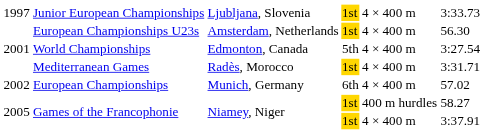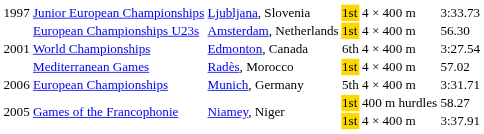(350, 49) 5th -> (350, 49) 6th
(460, 67) 3:31.71 -> (455, 67) 57.02
(17, 85) 2002 -> (17, 85) 2006
(350, 85) 6th -> (350, 85) 5th
(455, 85) 57.02 -> (460, 85) 3:31.71
